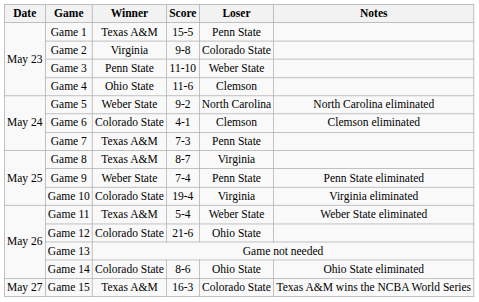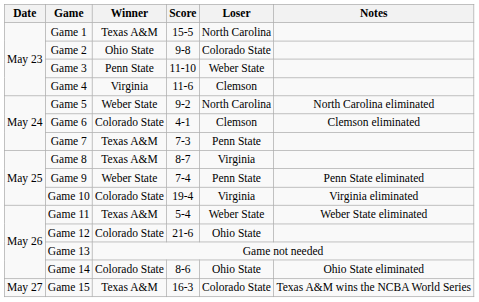(236, 31) Penn State -> (236, 31) North Carolina
(129, 50) Virginia -> (129, 50) Ohio State
(129, 86) Ohio State -> (129, 86) Virginia
